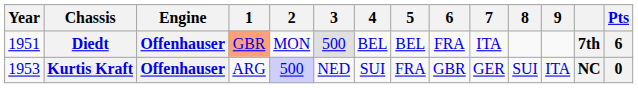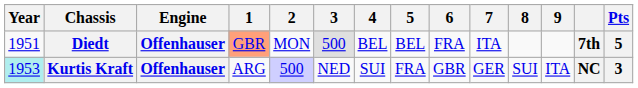(619, 44) 6 -> (619, 44) 5
(24, 70) no background -> (24, 70) paleturquoise background
(619, 70) 0 -> (619, 70) 3
